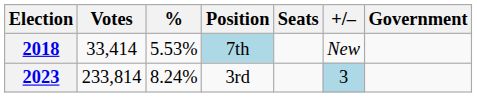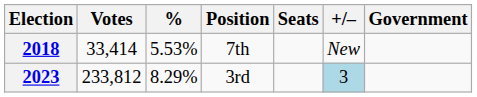(238, 48) lightblue background -> (238, 48) no background
(112, 77) 233,814 -> (112, 77) 233,812
(174, 77) 8.24% -> (174, 77) 8.29%
